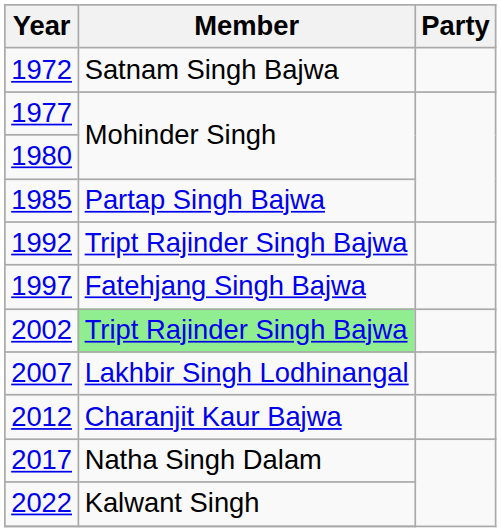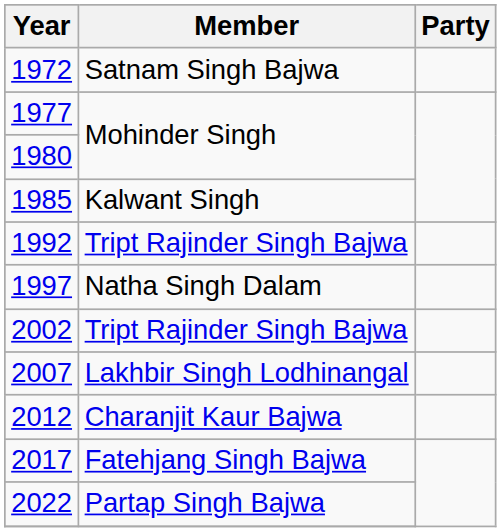(205, 199) Partap Singh Bajwa -> (172, 199) Kalwant Singh
(225, 286) Fatehjang Singh Bajwa -> (203, 286) Natha Singh Dalam
(246, 329) lightgreen background -> (246, 329) no background
(203, 460) Natha Singh Dalam -> (225, 460) Fatehjang Singh Bajwa
(172, 503) Kalwant Singh -> (205, 503) Partap Singh Bajwa
